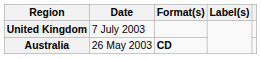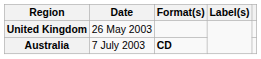(118, 29) 7 July 2003 -> (122, 29) 26 May 2003
(122, 45) 26 May 2003 -> (118, 45) 7 July 2003
